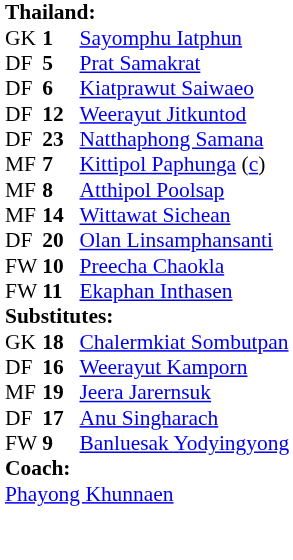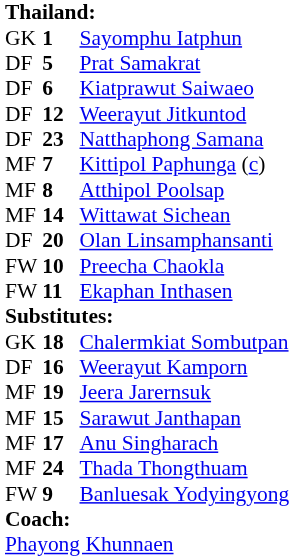+ row: (160, 417)
(19, 417) DF -> (20, 443) MF
+ row: (164, 468)
